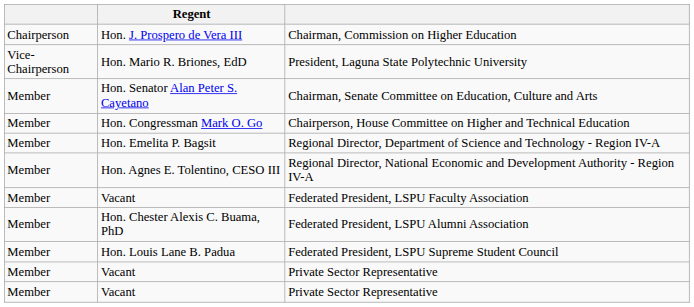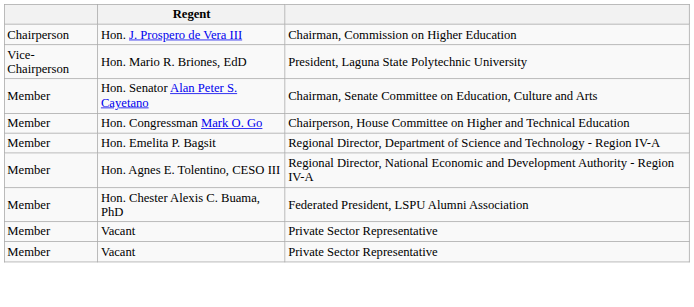- row: (118, 197)
- row: (168, 251)
